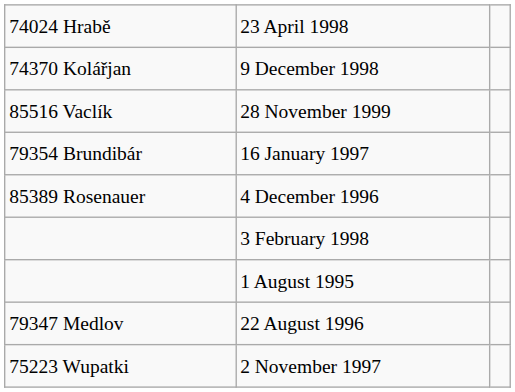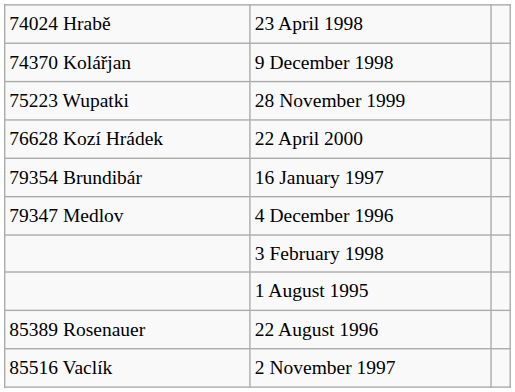(61, 111) 85516 Vaclík -> (69, 100) 75223 Wupatki
+ row: (309, 138)
(77, 196) 85389 Rosenauer -> (66, 215) 79347 Medlov
(66, 323) 79347 Medlov -> (77, 329) 85389 Rosenauer
(69, 365) 75223 Wupatki -> (61, 368) 85516 Vaclík
